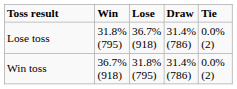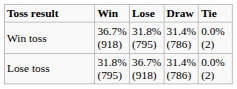rows swapped: (27, 68) <-> (28, 37)
